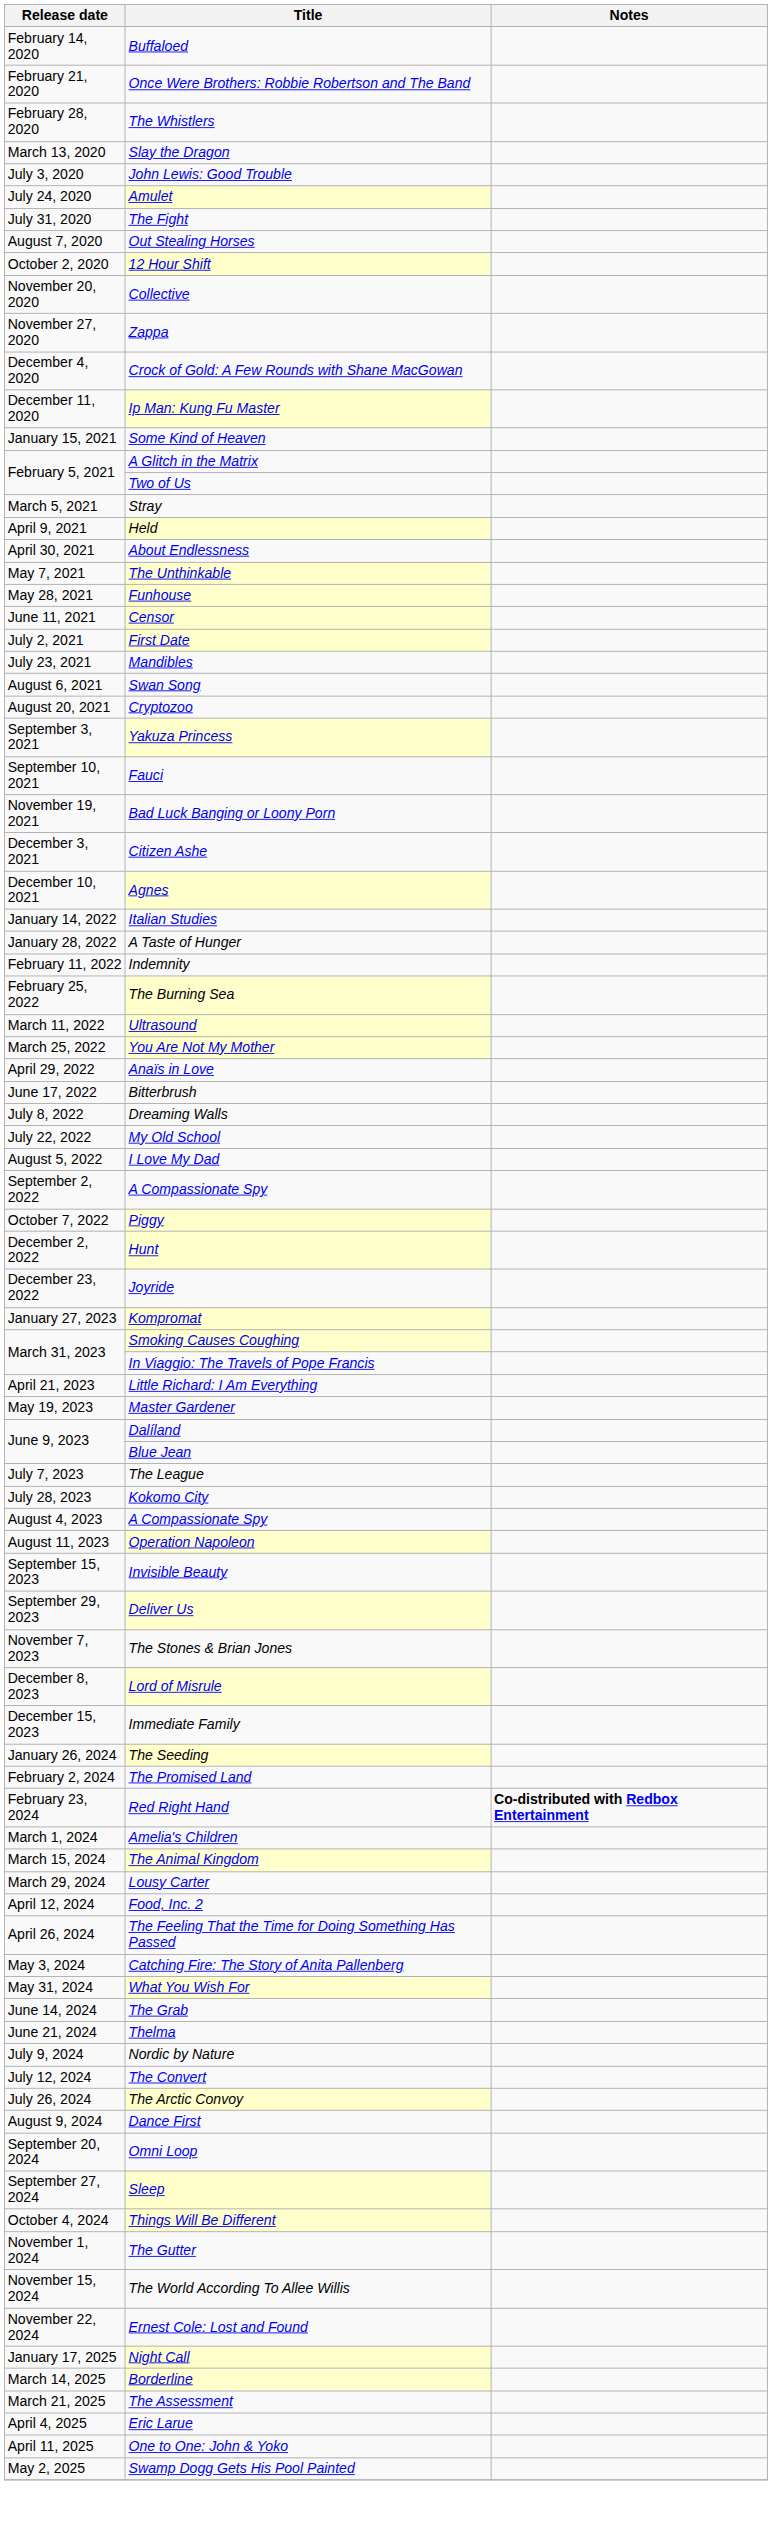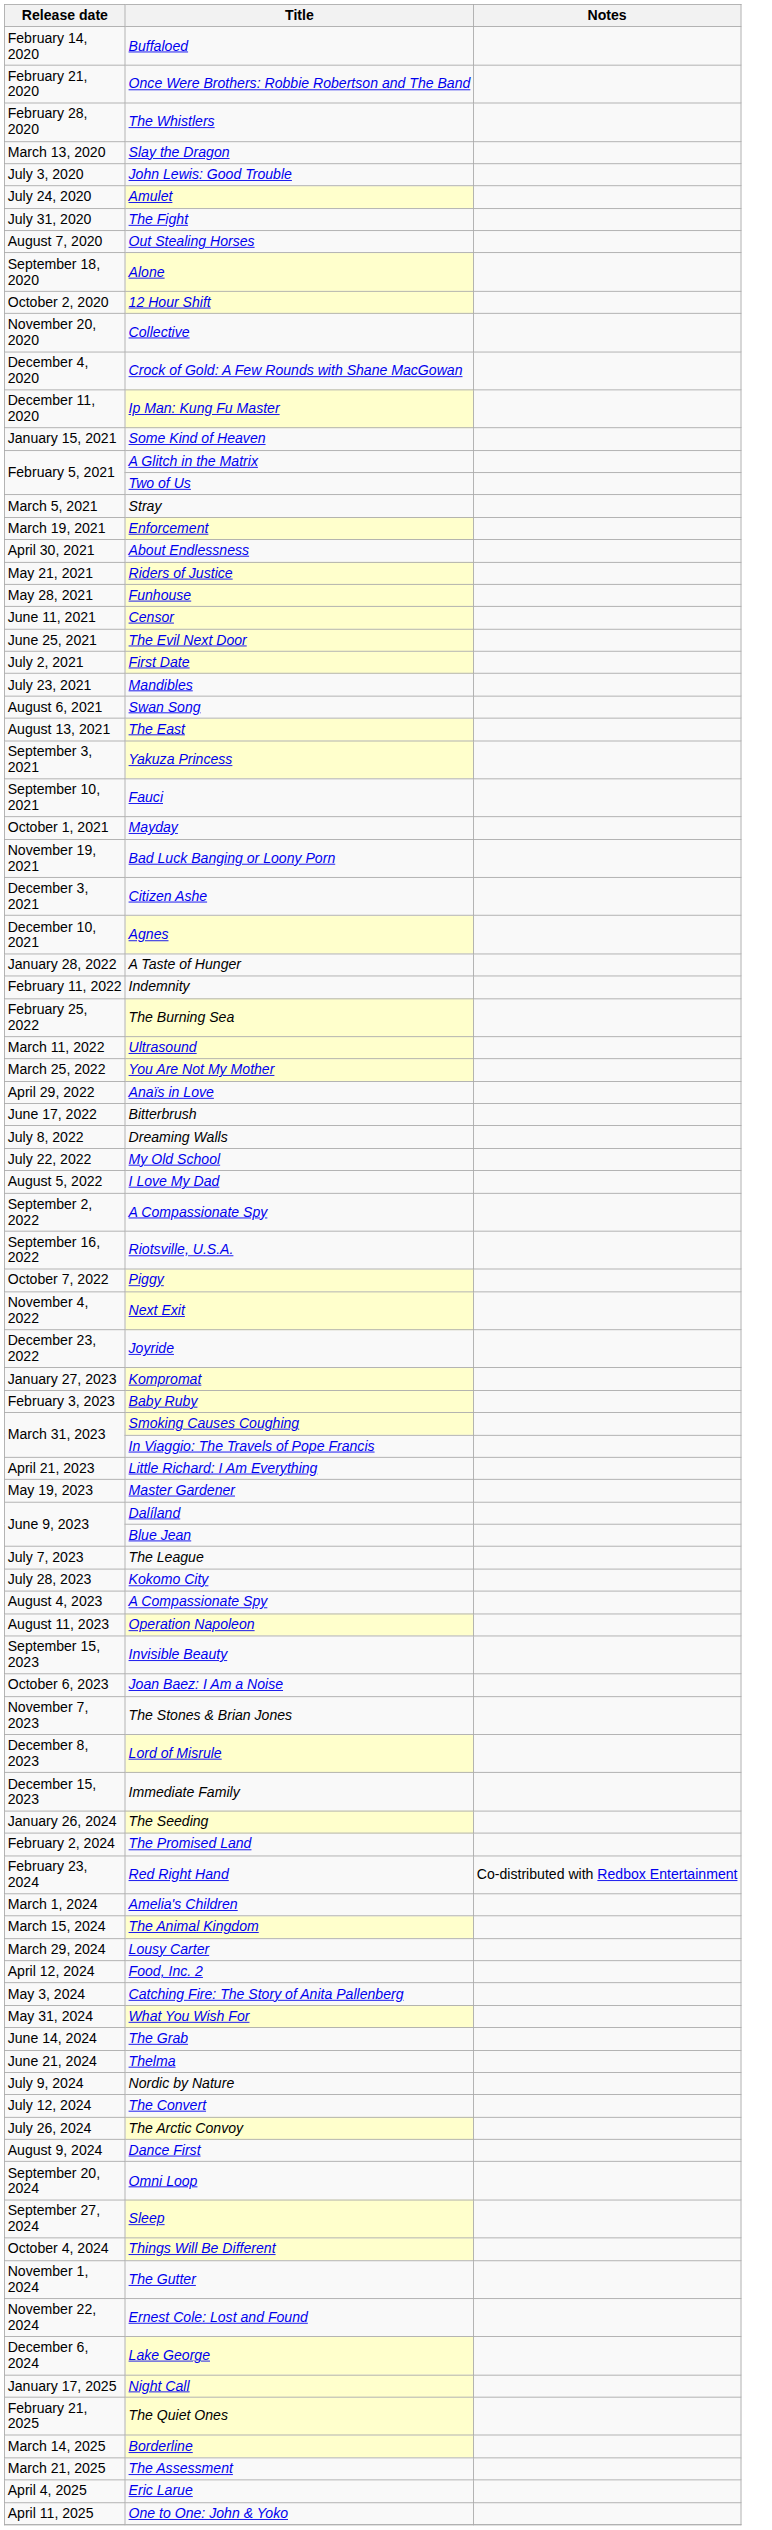+ row: (54, 272)
- row: (52, 332)
+ row: (57, 528)
- row: (47, 528)
- row: (46, 573)
+ row: (50, 573)
+ row: (52, 640)
+ row: (59, 729)
- row: (59, 707)
+ row: (58, 828)
- row: (62, 920)
+ row: (54, 1250)
+ row: (48, 1310)
- row: (48, 1250)
+ row: (61, 1401)
- row: (54, 1610)
+ row: (58, 1685)
(586, 1807) bold -> (607, 1874) normal
- row: (51, 1935)
- row: (52, 2288)
+ row: (48, 2355)
+ row: (48, 2416)
- row: (46, 2468)
